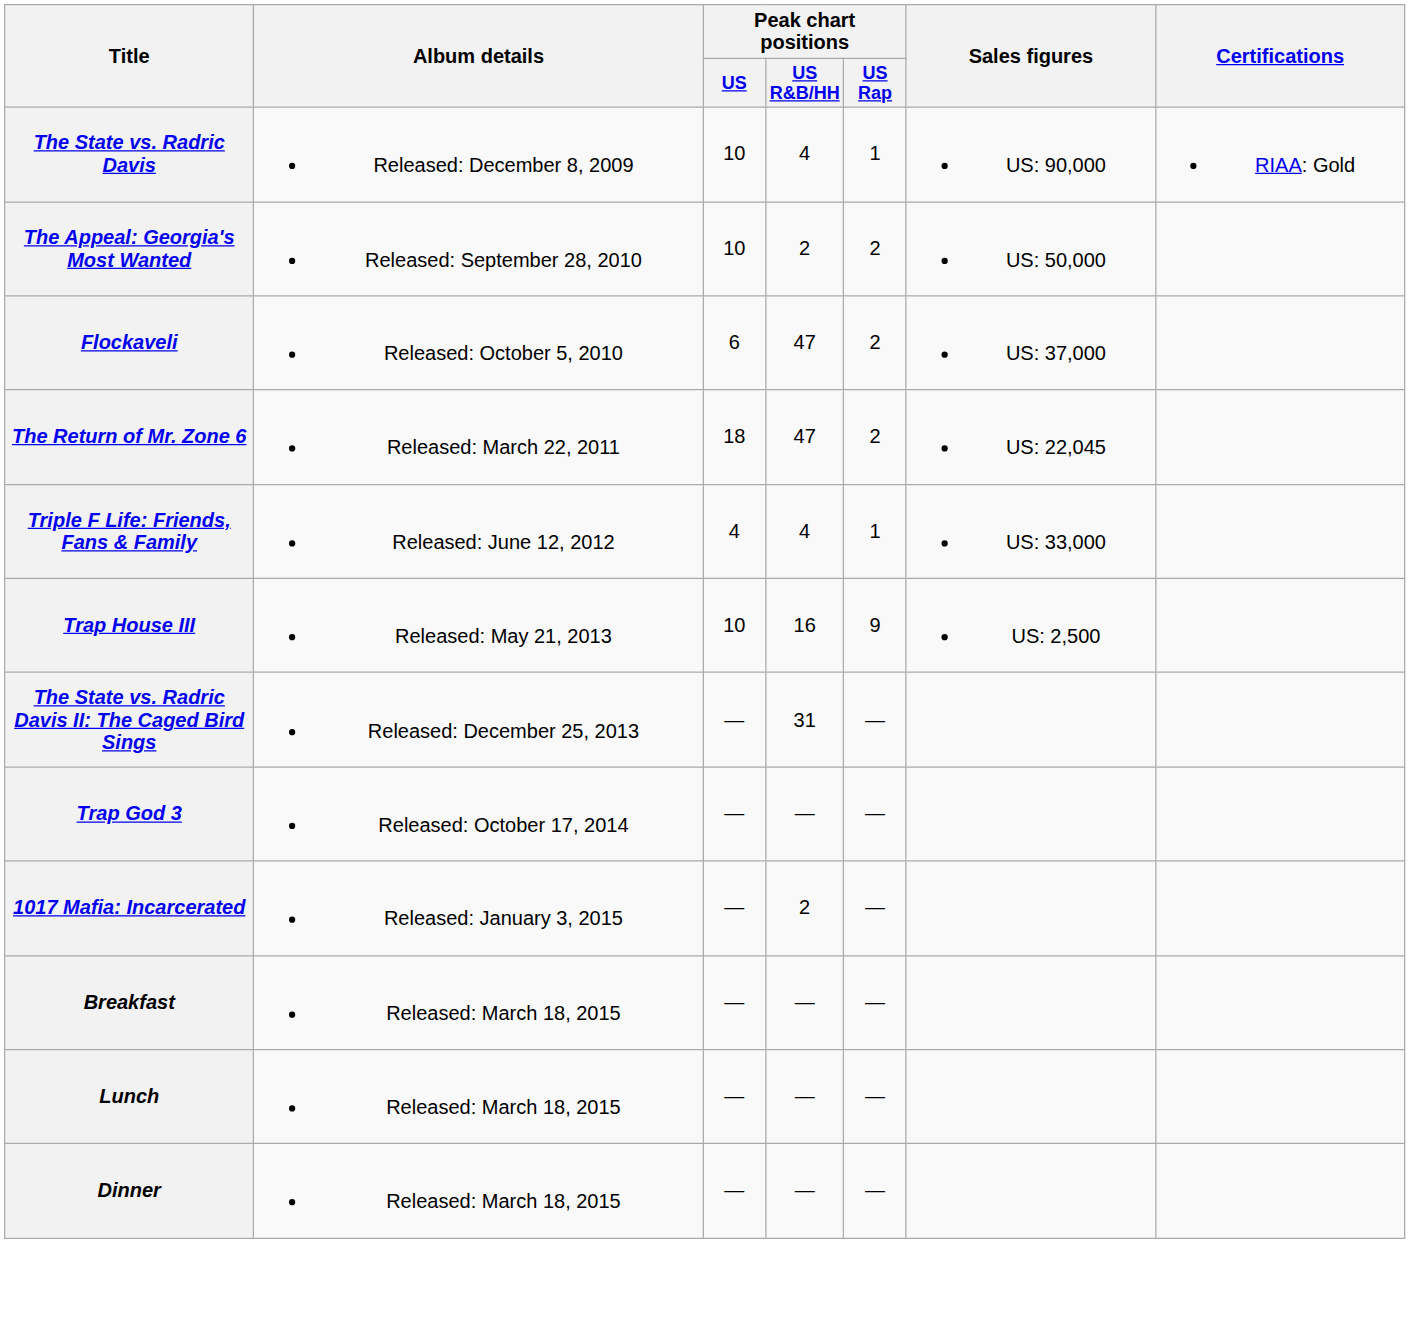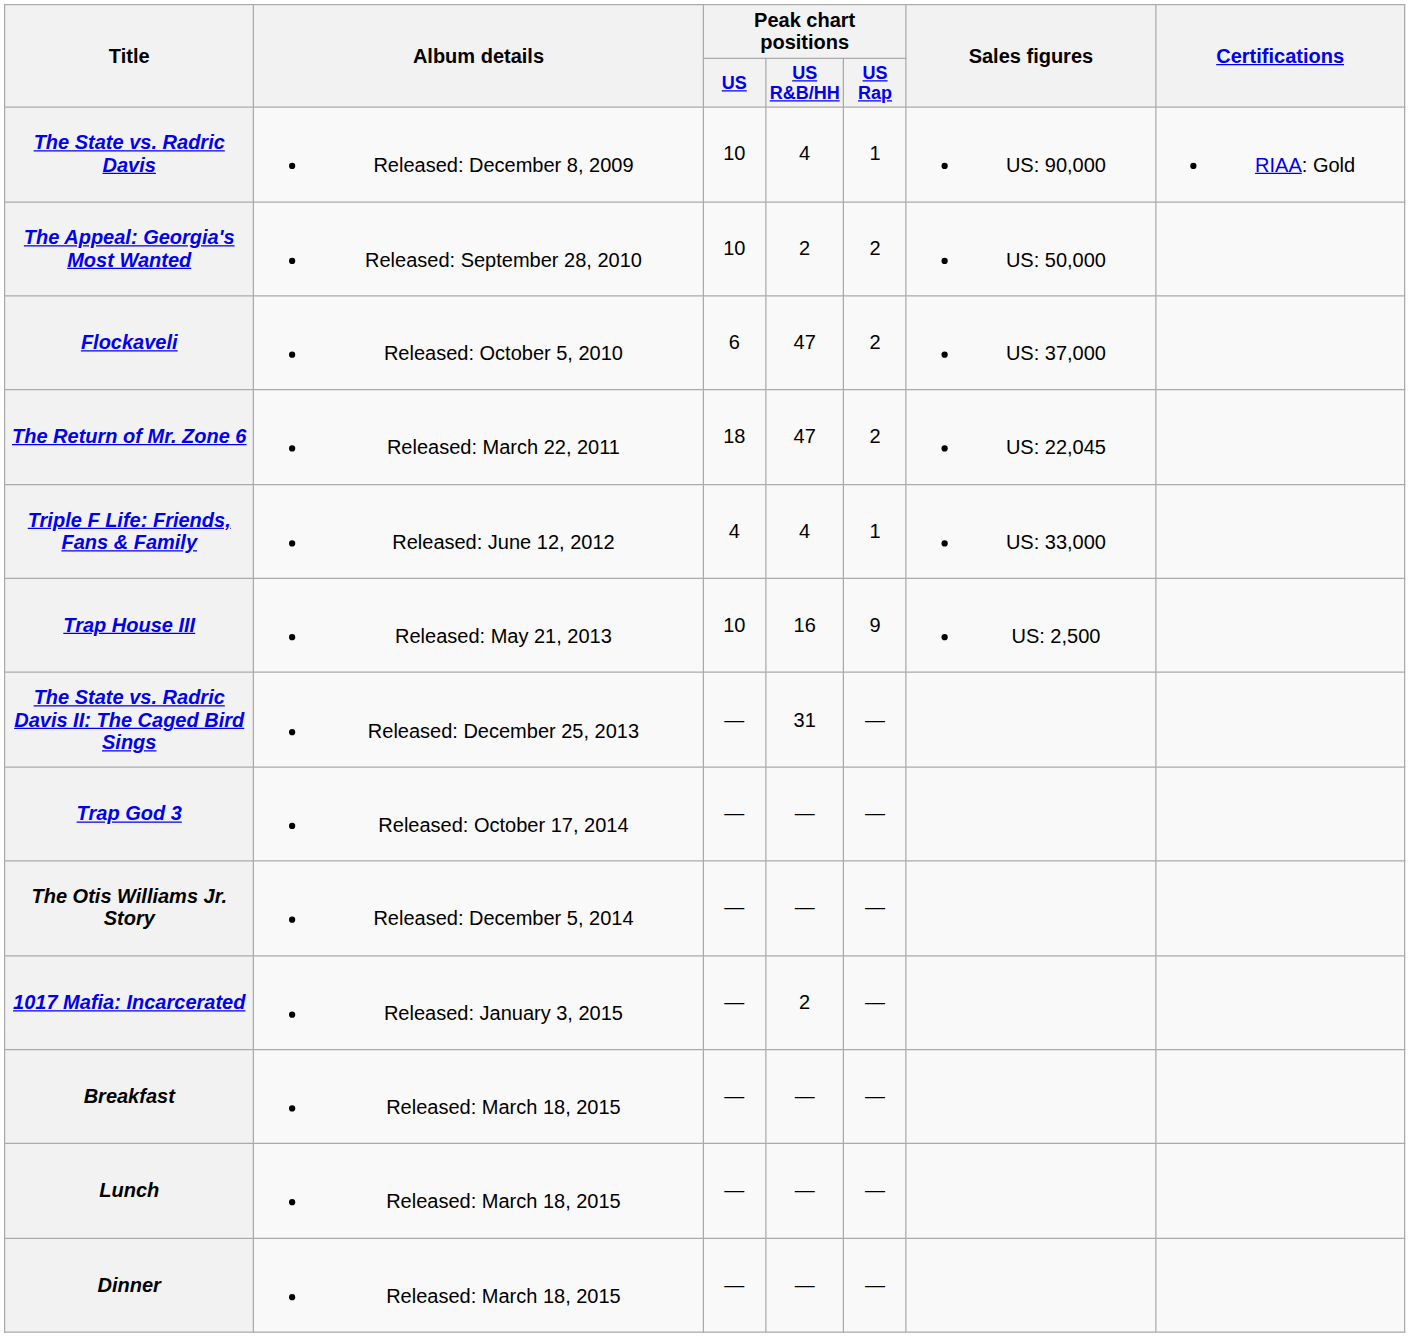+ row: (129, 908)
